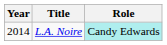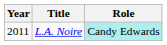(18, 31) 2014 -> (18, 31) 2011
